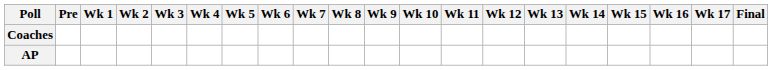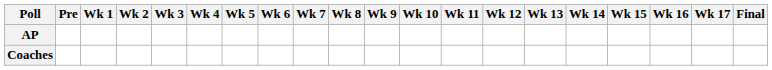rows swapped: (30, 55) <-> (30, 34)
